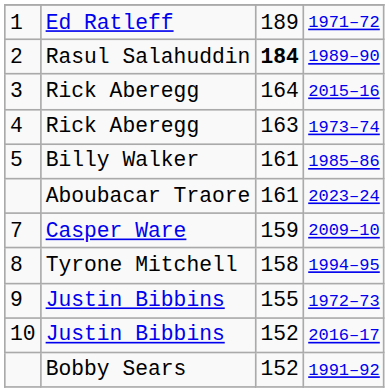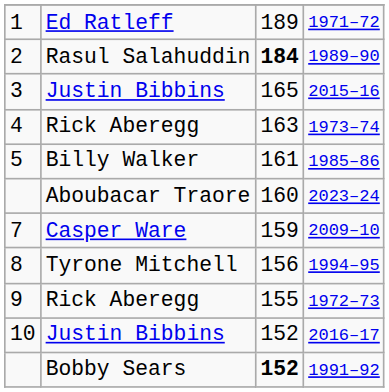(122, 92) Rick Aberegg -> (135, 92) Justin Bibbins
(280, 92) 164 -> (280, 92) 165
(280, 196) 161 -> (280, 196) 160
(280, 265) 158 -> (280, 265) 156
(135, 300) Justin Bibbins -> (122, 300) Rick Aberegg
(280, 370) normal -> (280, 370) bold
